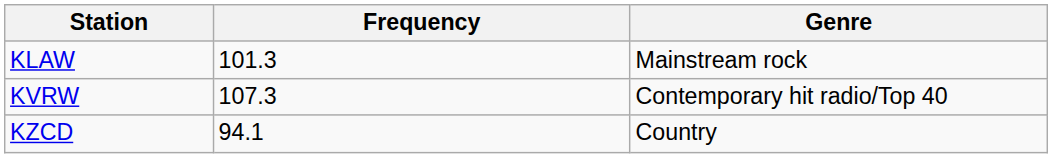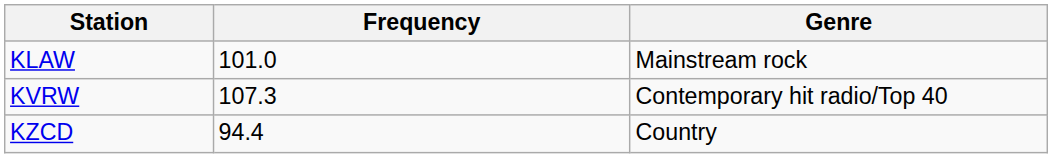(248, 59) 101.3 -> (248, 59) 101.0
(241, 133) 94.1 -> (241, 133) 94.4
